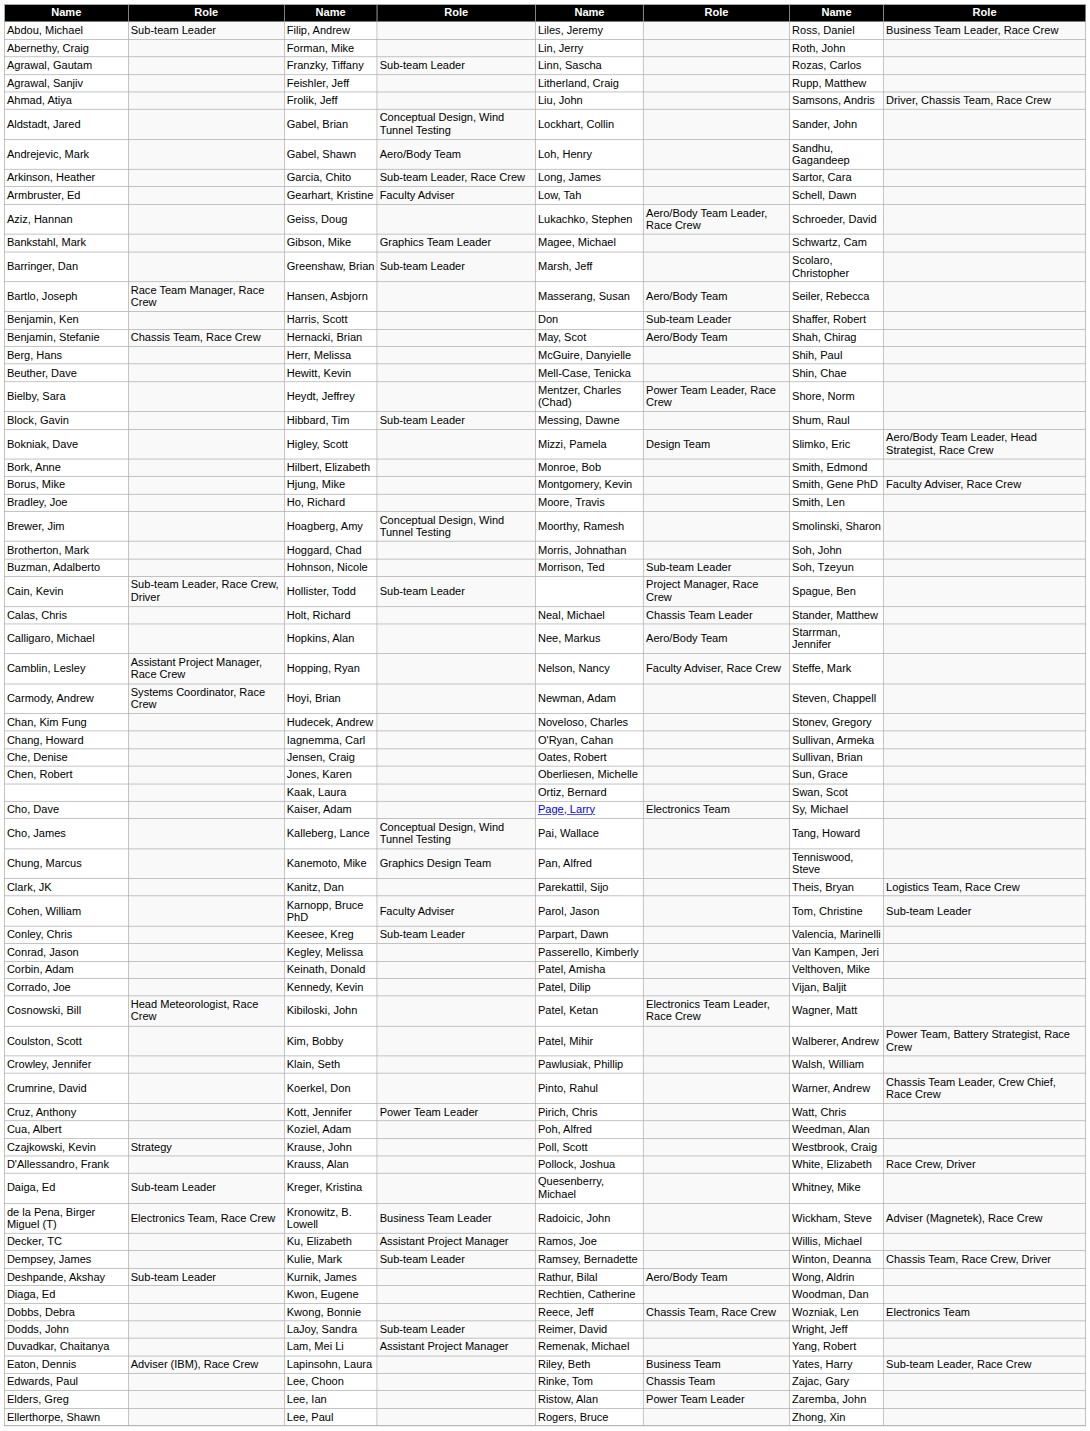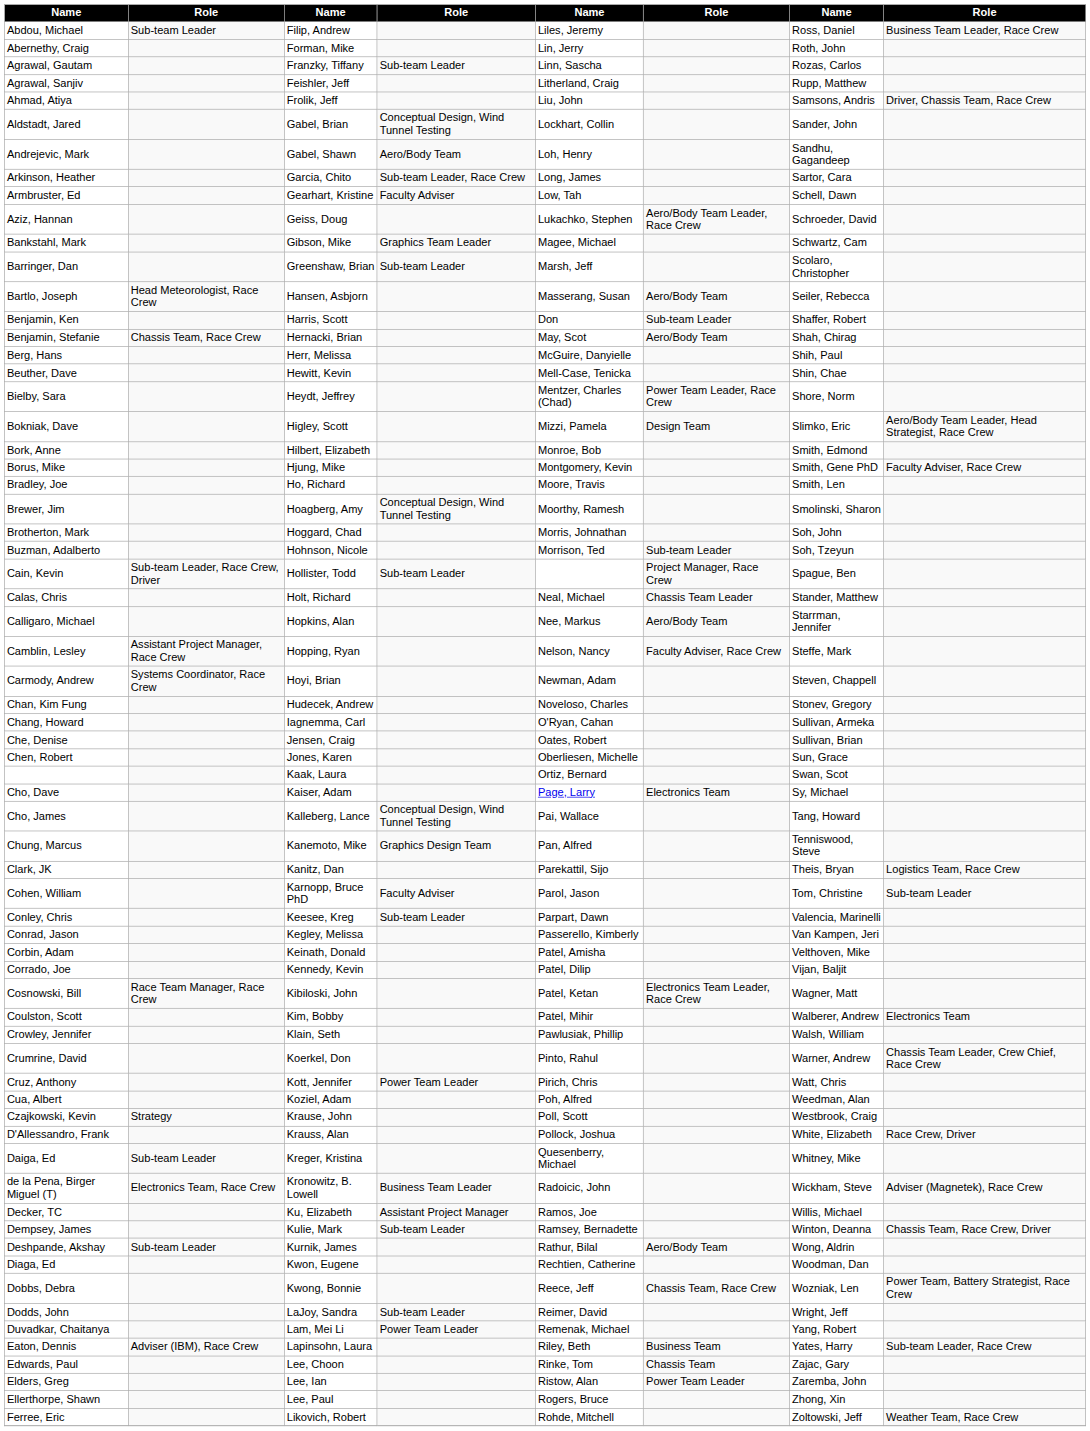(198, 296) Race Team Manager, Race Crew -> (195, 296) Head Meteorologist, Race Crew
- row: (38, 420)
(195, 1011) Head Meteorologist, Race Crew -> (198, 993) Race Team Manager, Race Crew
(978, 1041) Power Team, Battery Strategist, Race Crew -> (928, 1017) Electronics Team
(928, 1312) Electronics Team -> (978, 1288) Power Team, Battery Strategist, Race Crew
(444, 1347) Assistant Project Manager -> (429, 1329) Power Team Leader
+ row: (36, 1417)
